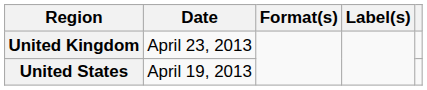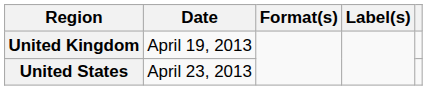(200, 44) April 23, 2013 -> (200, 44) April 19, 2013
(200, 71) April 19, 2013 -> (200, 71) April 23, 2013
